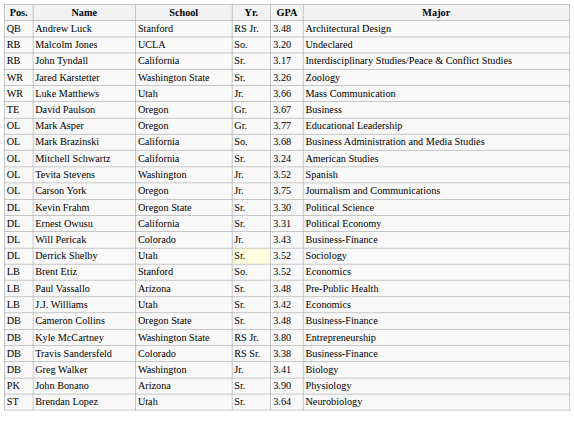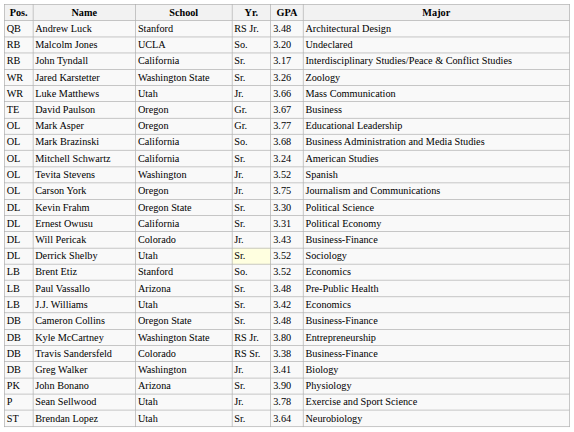+ row: (66, 402)
